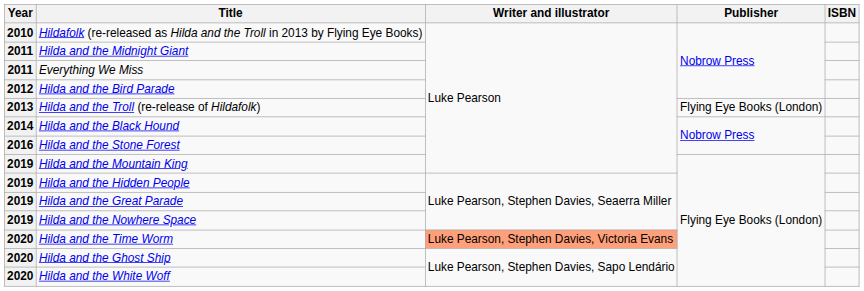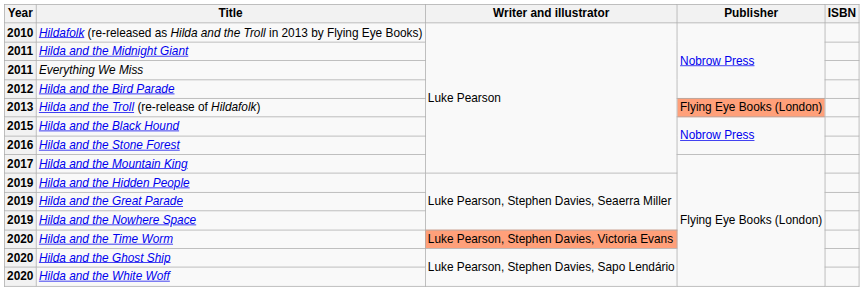(751, 107) no background -> (751, 107) lightsalmon background
(20, 126) 2014 -> (20, 126) 2015
(20, 164) 2019 -> (20, 164) 2017
